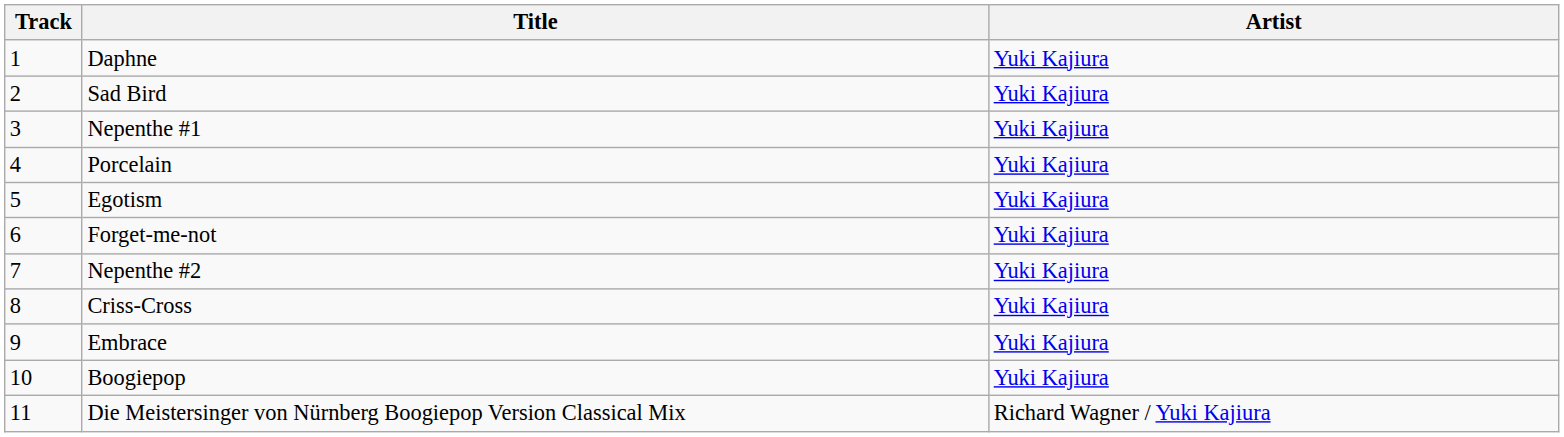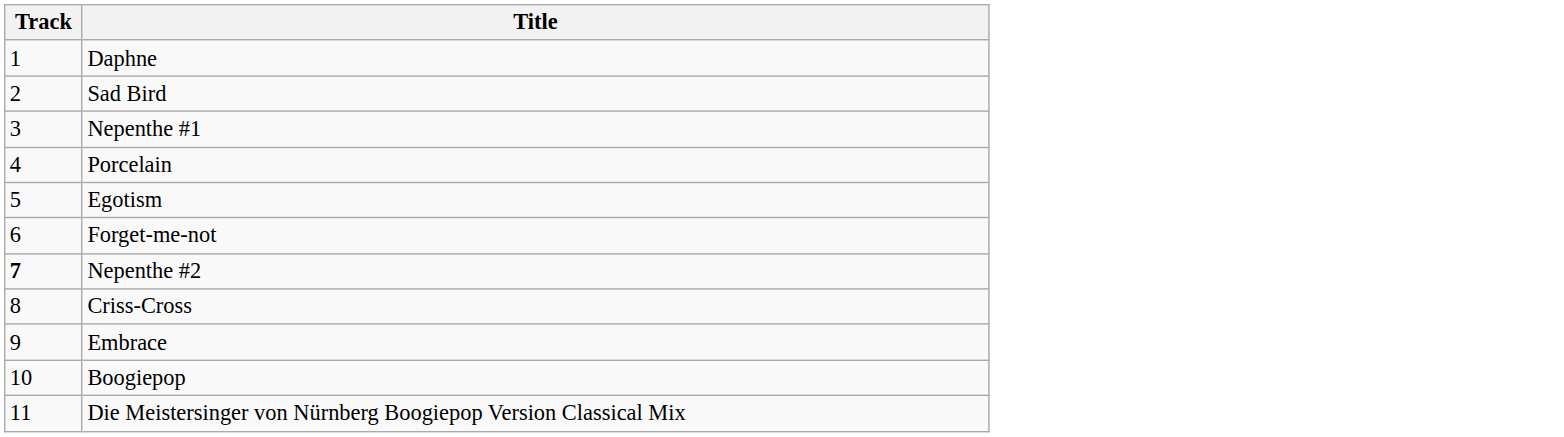- column: (1274, 22)
(15, 270) normal -> (15, 270) bold
